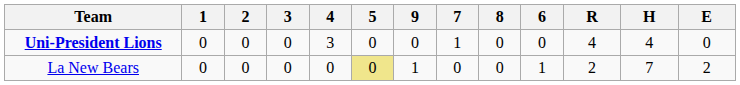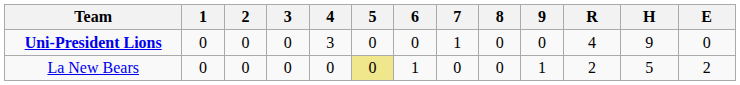columns swapped: (542, 17) <-> (415, 17)
(649, 42) 4 -> (649, 42) 9
(649, 67) 7 -> (649, 67) 5
